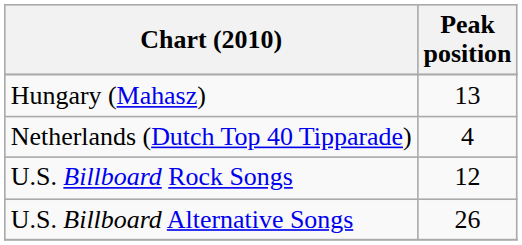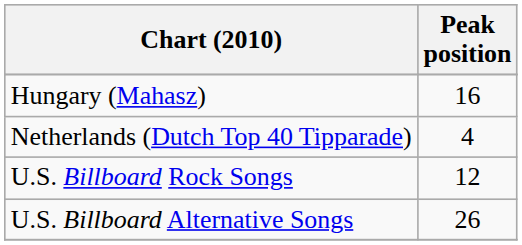(468, 95) 13 -> (468, 95) 16
